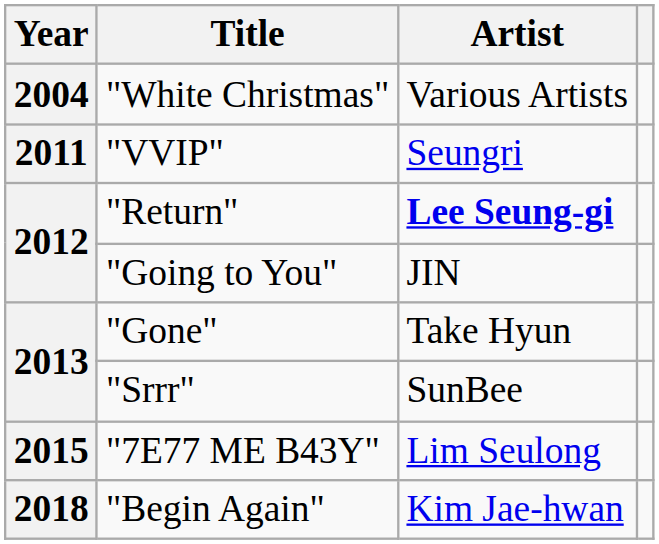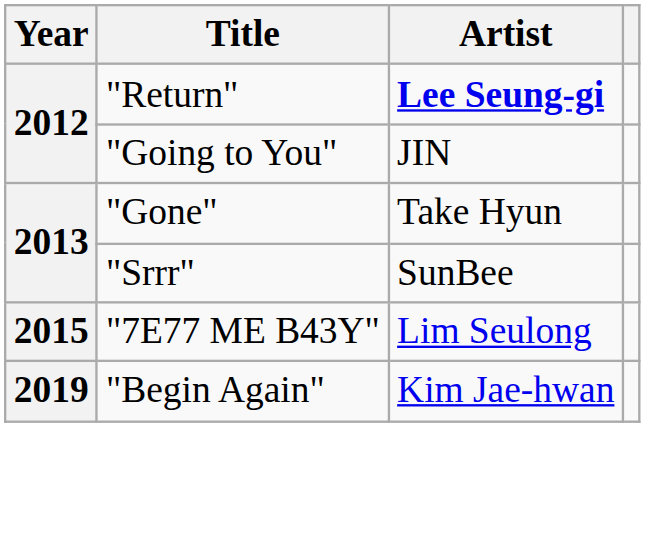- row: (248, 93)
- row: (165, 152)
(51, 509) 2018 -> (51, 390) 2019
